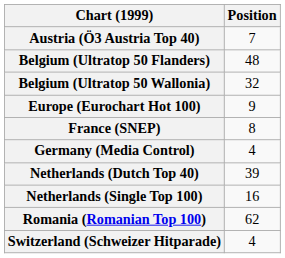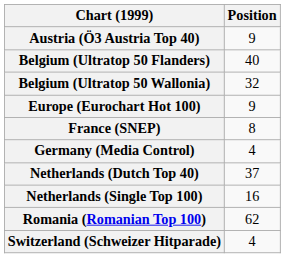(252, 38) 7 -> (252, 38) 9
(252, 60) 48 -> (252, 60) 40
(252, 173) 39 -> (252, 173) 37
